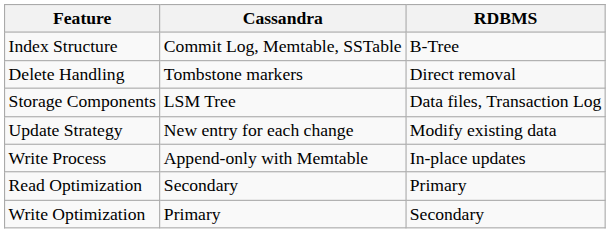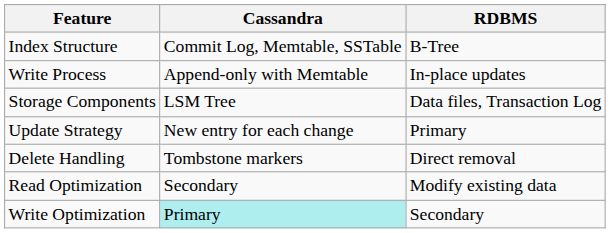rows swapped: (57, 158) <-> (67, 74)
(483, 130) Modify existing data -> (438, 130) Primary
(438, 185) Primary -> (483, 185) Modify existing data
(192, 213) no background -> (192, 213) paleturquoise background
